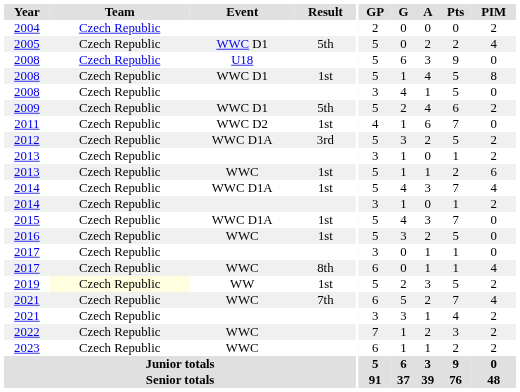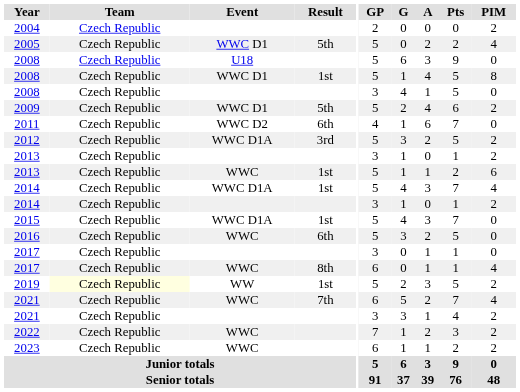(325, 124) 1st -> (325, 124) 6th
(325, 236) 1st -> (325, 236) 6th
